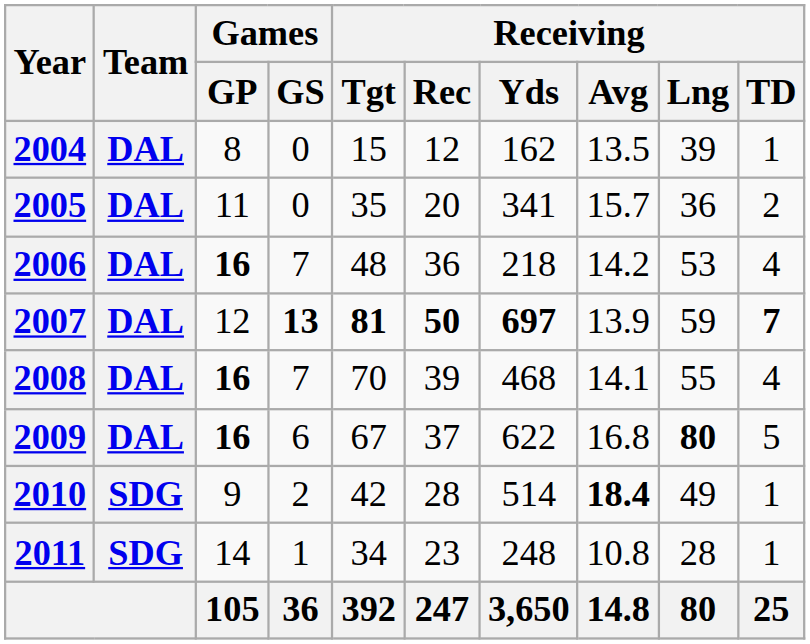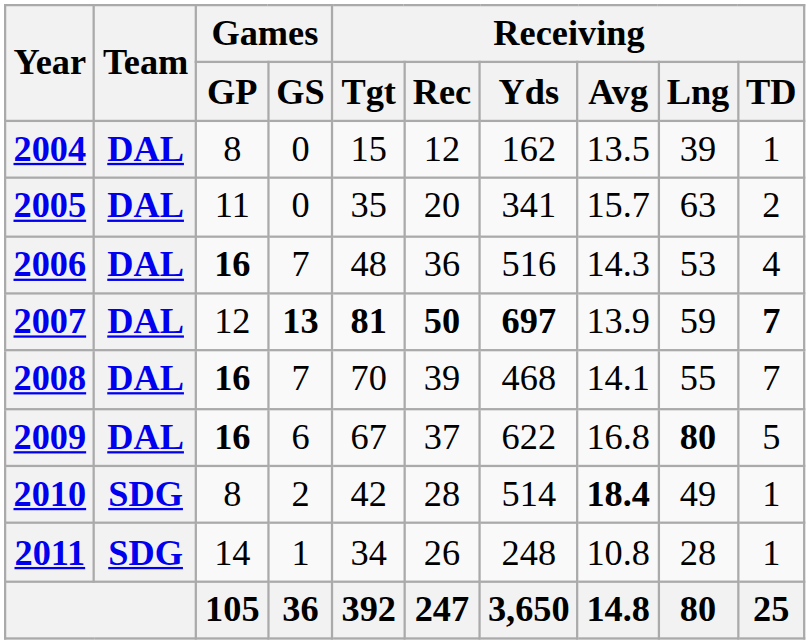(698, 206) 36 -> (698, 206) 63
(529, 263) 218 -> (529, 263) 516
(618, 263) 14.2 -> (618, 263) 14.3
(771, 378) 4 -> (771, 378) 7
(232, 494) 9 -> (232, 494) 8
(442, 551) 23 -> (442, 551) 26
